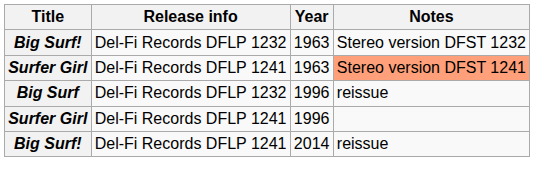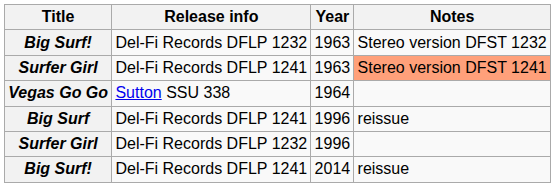+ row: (58, 93)
(191, 93) Del-Fi Records DFLP 1232 -> (211, 118) Del-Fi Records DFLP 1241
(191, 118) Del-Fi Records DFLP 1241 -> (211, 144) Del-Fi Records DFLP 1232
